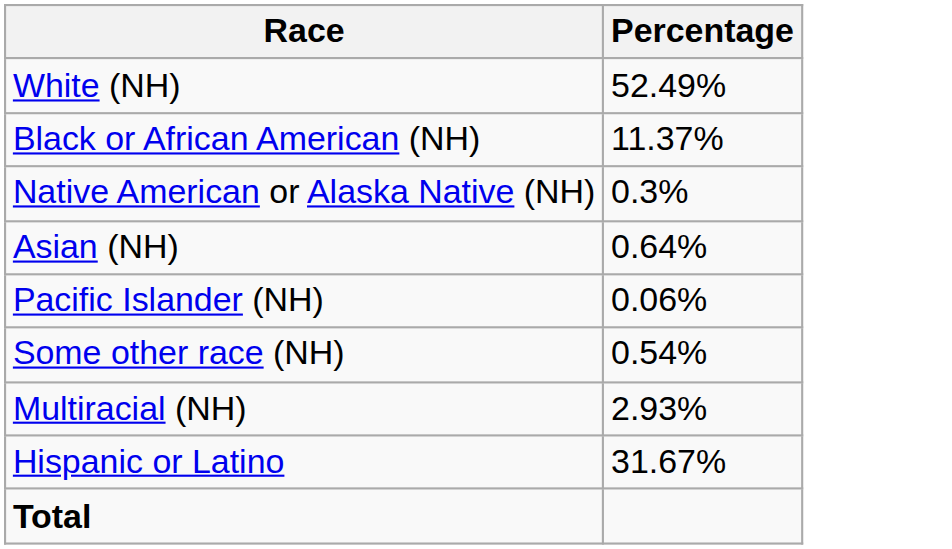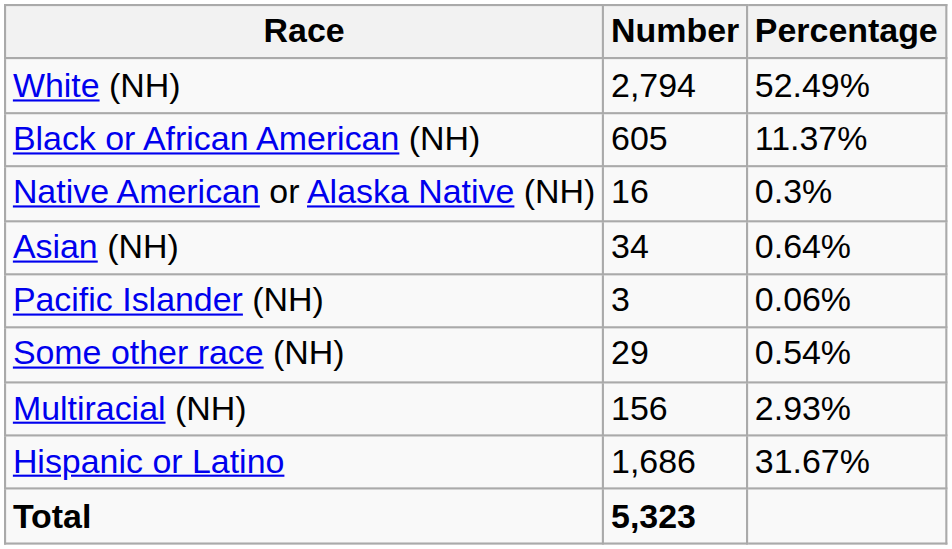+ column: (675, 31)
